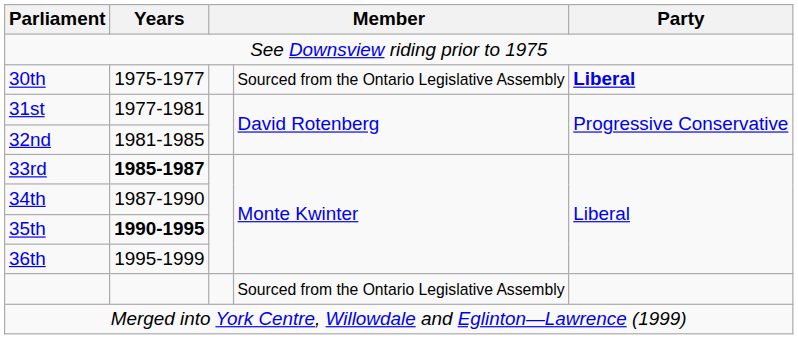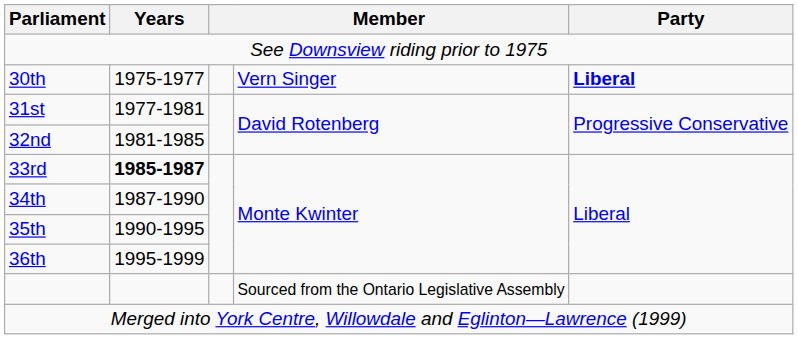(401, 80) Sourced from the Ontario Legislative Assembly -> (287, 79) Vern Singer
(159, 229) bold -> (159, 229) normal
